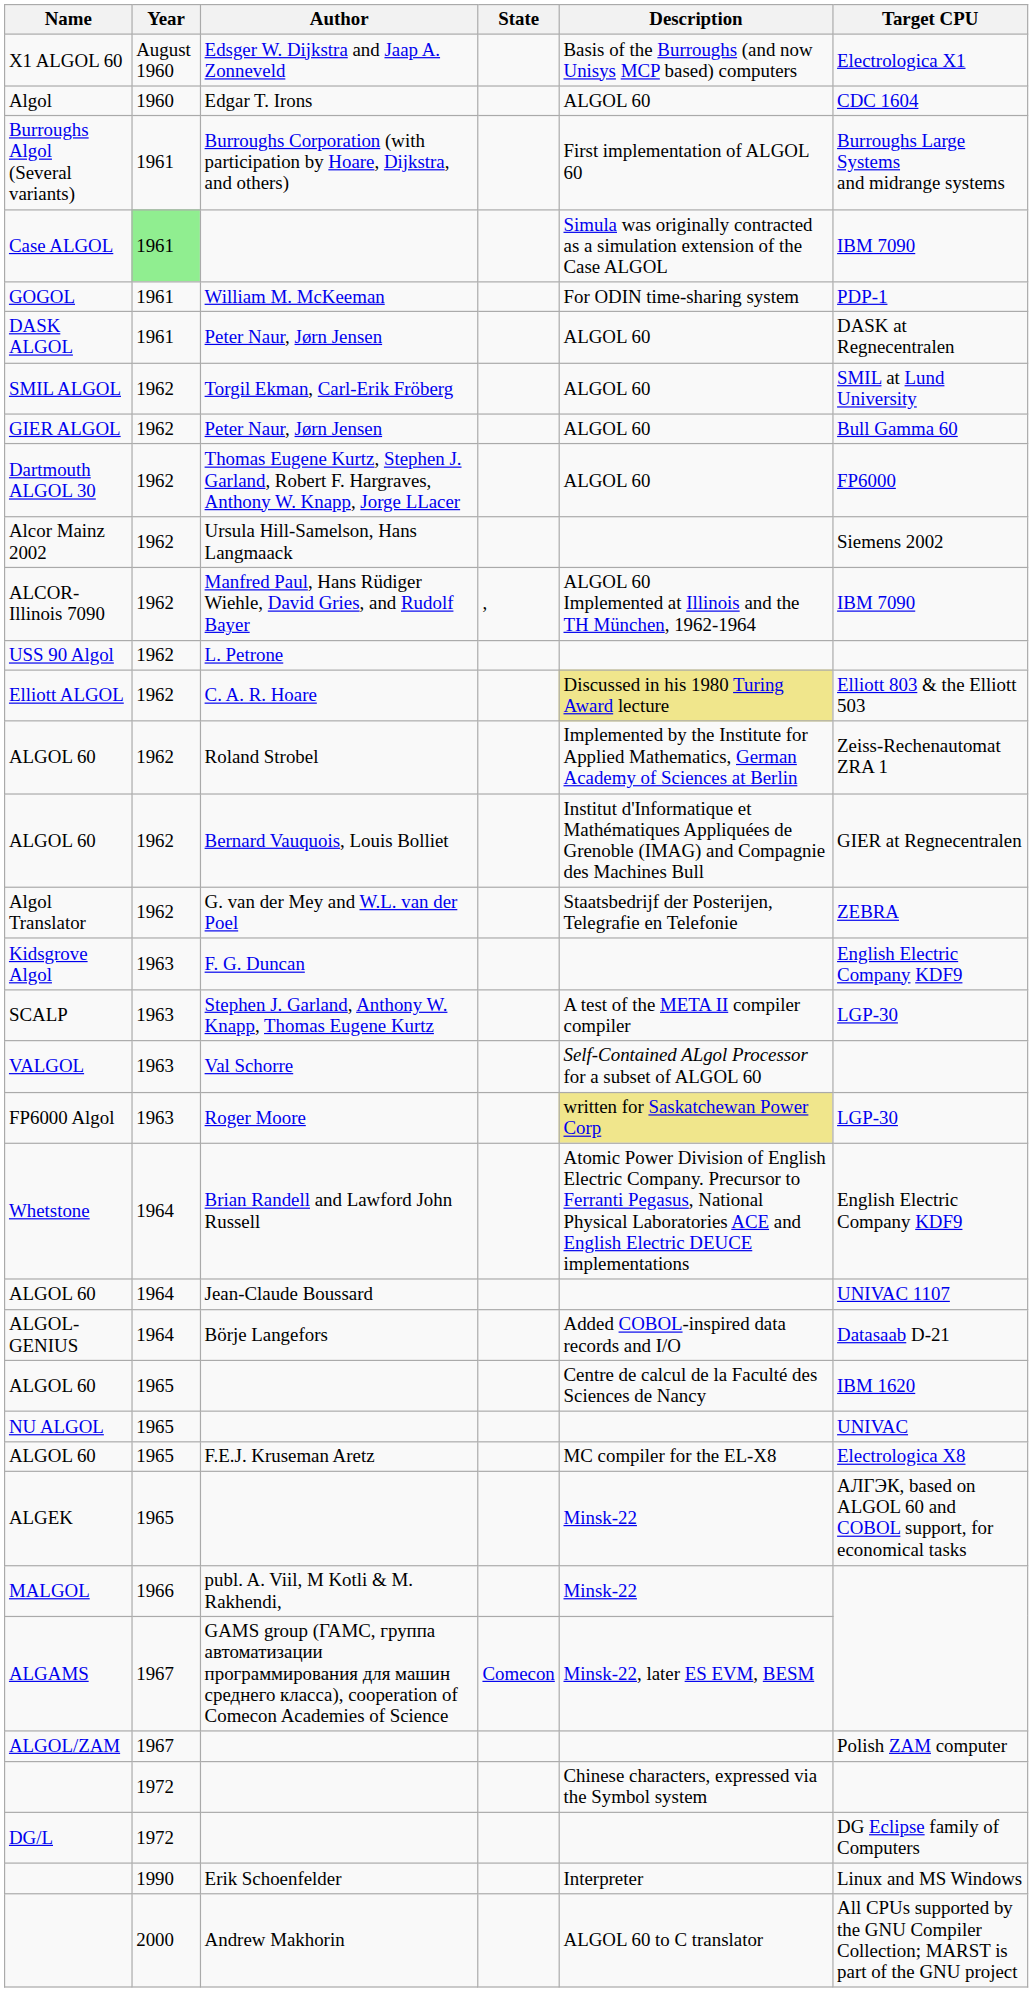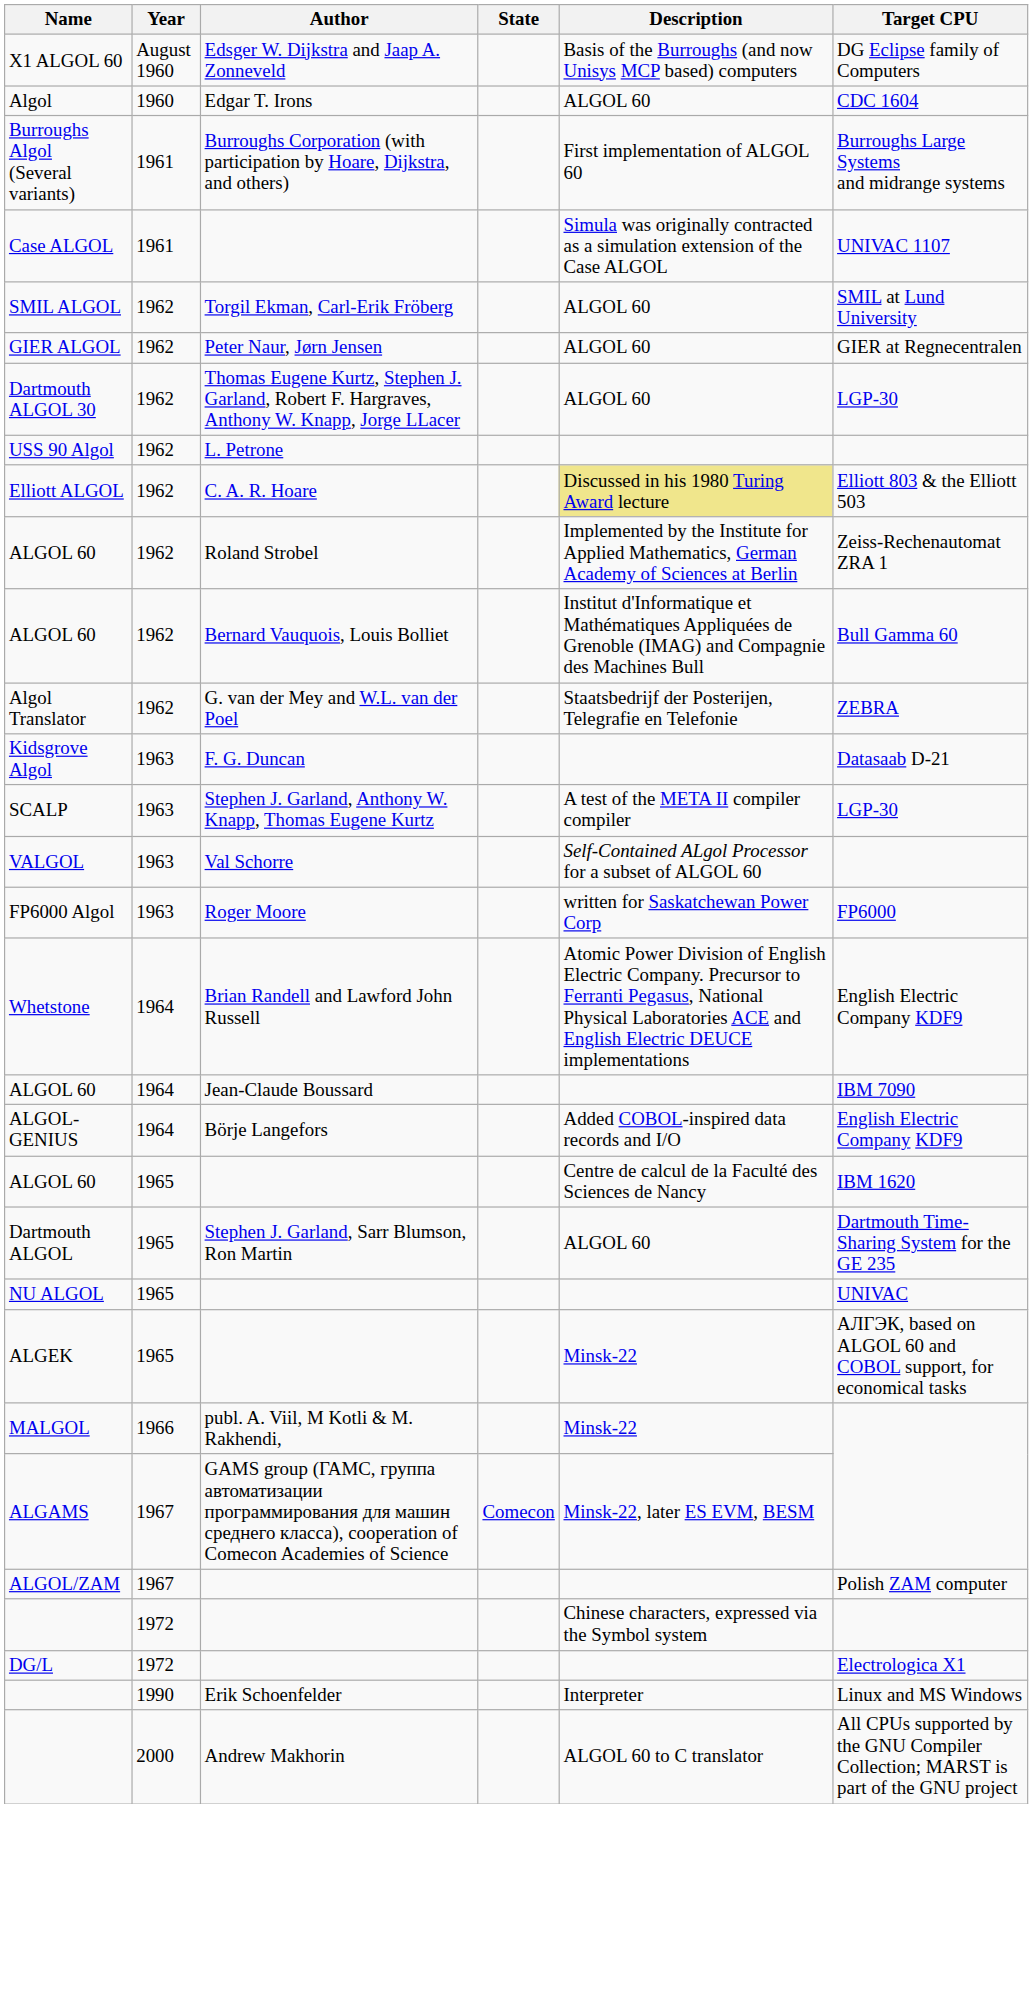(901, 60) Electrologica X1 -> (918, 60) DG Eclipse family of Computers
(155, 245) lightgreen background -> (155, 245) no background
(876, 245) IBM 7090 -> (893, 245) UNIVAC 1107
- row: (42, 296)
- row: (41, 337)
(897, 428) Bull Gamma 60 -> (929, 347) GIER at Regnecentralen
(866, 480) FP6000 -> (868, 398) LGP-30
- row: (57, 541)
- row: (57, 603)
(929, 840) GIER at Regnecentralen -> (897, 635) Bull Gamma 60
(900, 963) English Electric Company KDF9 -> (893, 759) Datasaab D-21
(686, 1117) khaki background -> (686, 912) no background
(868, 1117) LGP-30 -> (866, 912) FP6000
(893, 1294) UNIVAC 1107 -> (876, 1089) IBM 7090
(893, 1334) Datasaab D-21 -> (900, 1129) English Electric Company KDF9
+ row: (50, 1242)
- row: (52, 1456)
(918, 1837) DG Eclipse family of Computers -> (901, 1664) Electrologica X1
